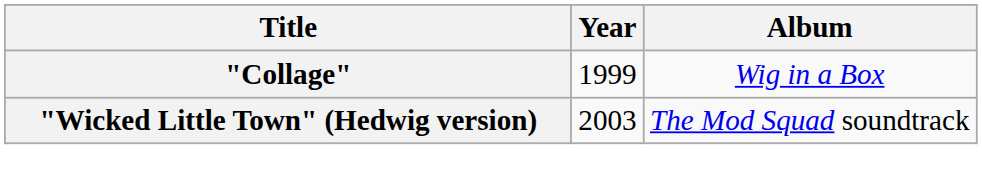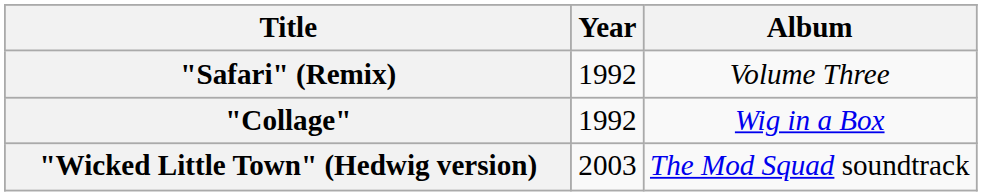+ row: (288, 73)
(607, 73) 1999 -> (607, 119) 1992
